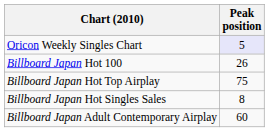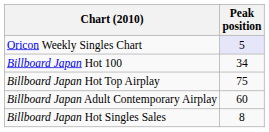(242, 63) 26 -> (242, 63) 34
rows swapped: (86, 99) <-> (112, 117)
